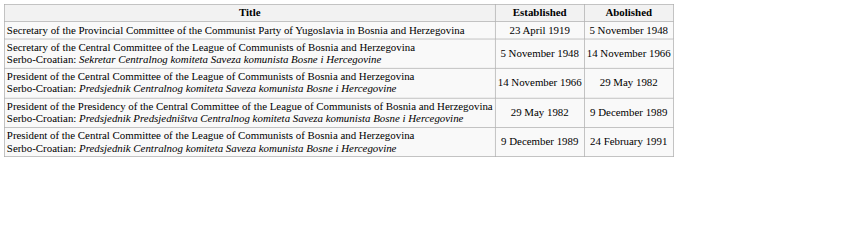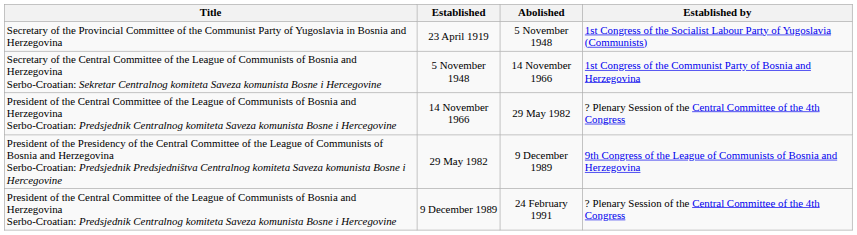+ column: (717, 13)
